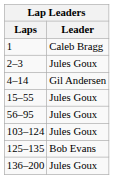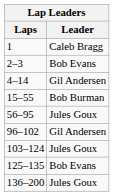(73, 64) Jules Goux -> (73, 64) Bob Evans
(73, 98) Jules Goux -> (77, 98) Bob Burman
+ row: (23, 132)
